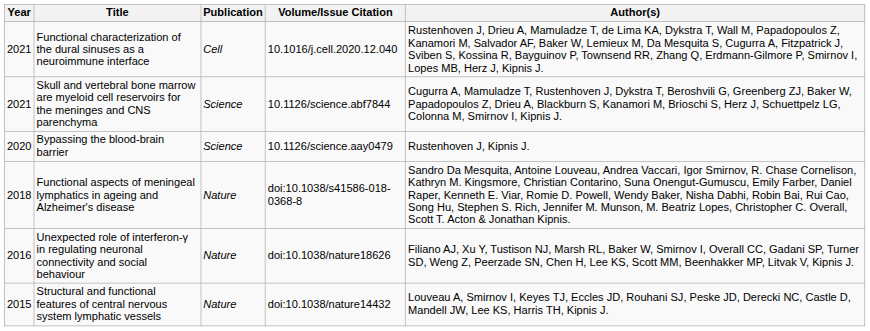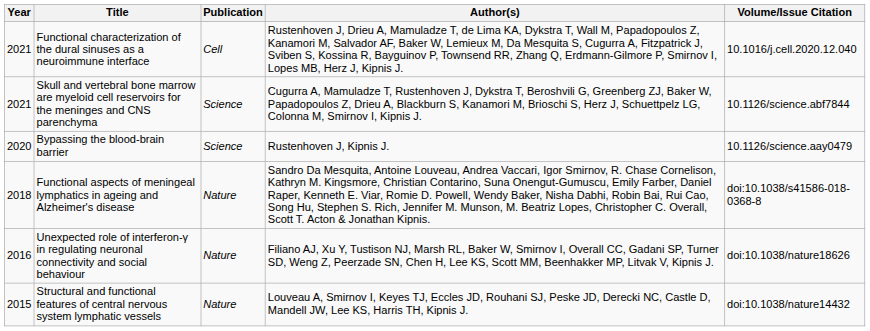columns swapped: (635, 13) <-> (335, 13)
